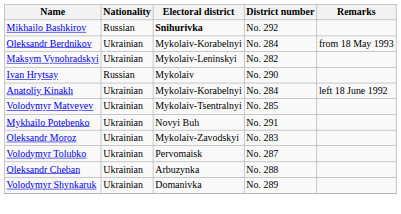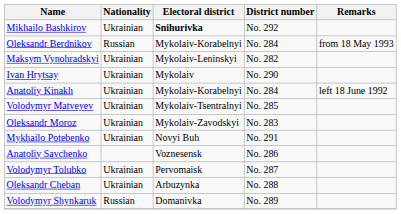(119, 28) Russian -> (123, 28) Ukrainian
(123, 43) Ukrainian -> (119, 43) Russian
(119, 75) Russian -> (123, 75) Ukrainian
rows swapped: (41, 138) <-> (48, 122)
+ row: (47, 153)
(123, 185) Ukrainian -> (119, 201) Russian
